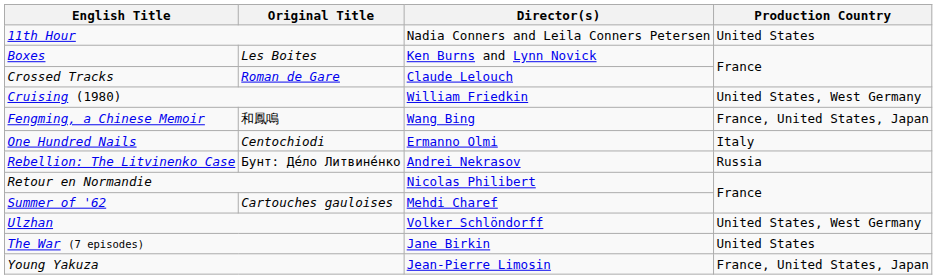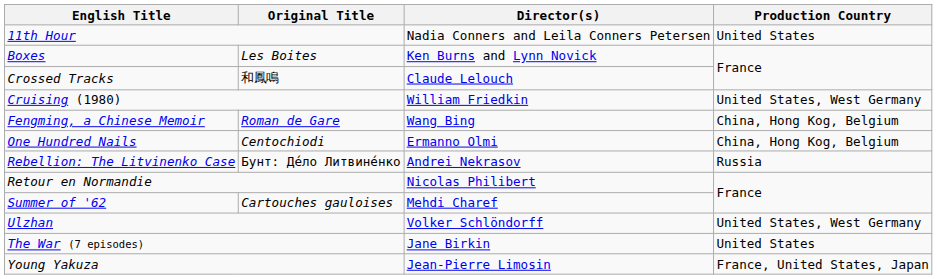(291, 76) Roman de Gare -> (260, 77) 和鳳鳴
(260, 118) 和鳳鳴 -> (291, 120) Roman de Gare
(823, 119) France, United States, Japan -> (807, 120) China, Hong Kog, Belgium
(735, 141) Italy -> (807, 141) China, Hong Kog, Belgium
